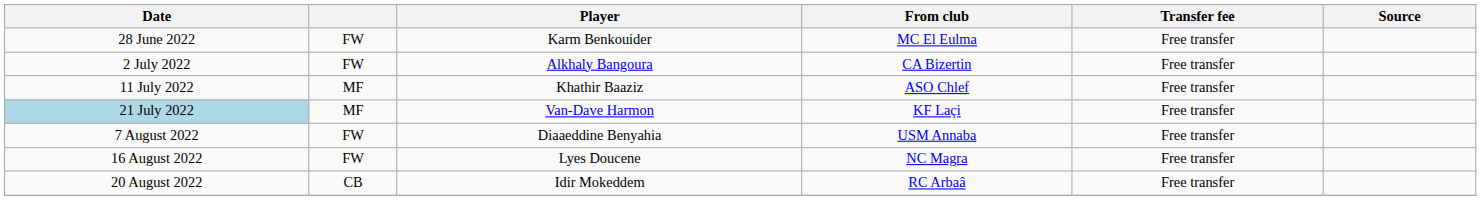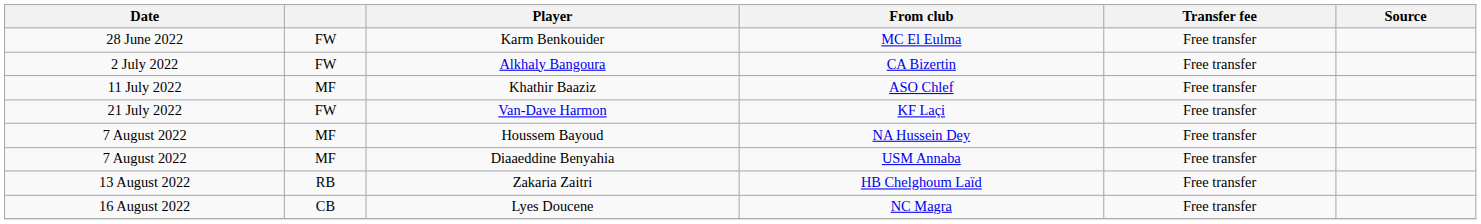(157, 111) lightblue background -> (145, 111) no background
(353, 111) MF -> (325, 111) FW
+ row: (552, 134)
(353, 134) FW -> (325, 158) MF
+ row: (552, 182)
(353, 158) FW -> (325, 206) CB
- row: (600, 182)
